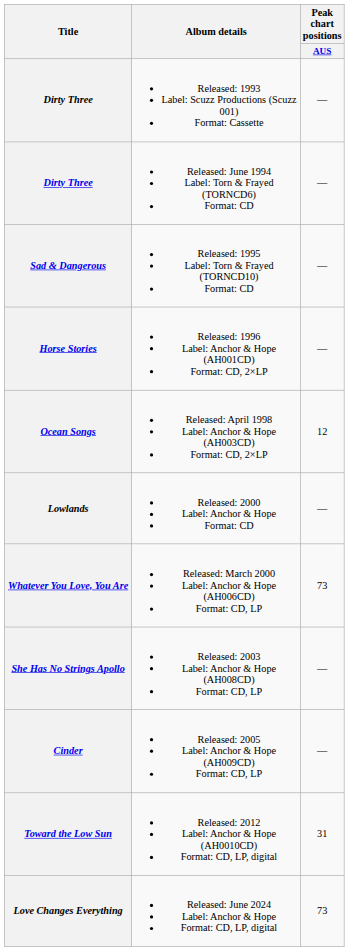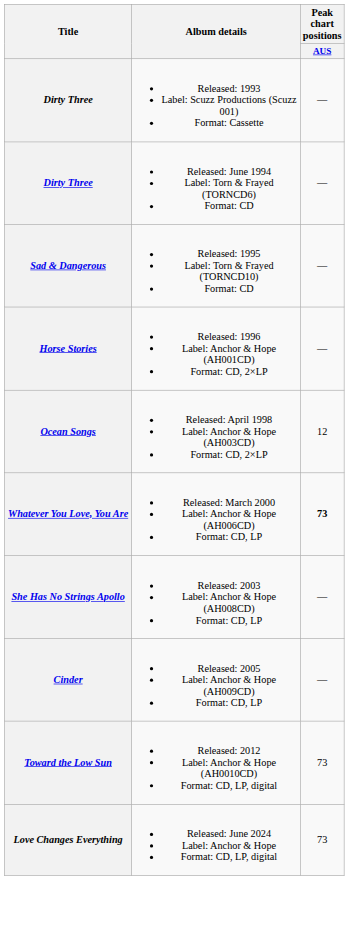- row: (68, 508)
(322, 585) normal -> (322, 514) bold
(322, 834) 31 -> (322, 762) 73
